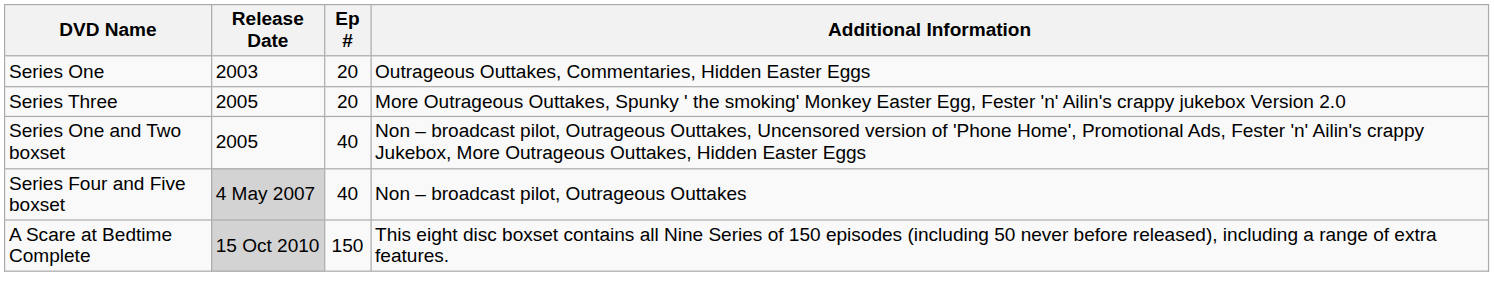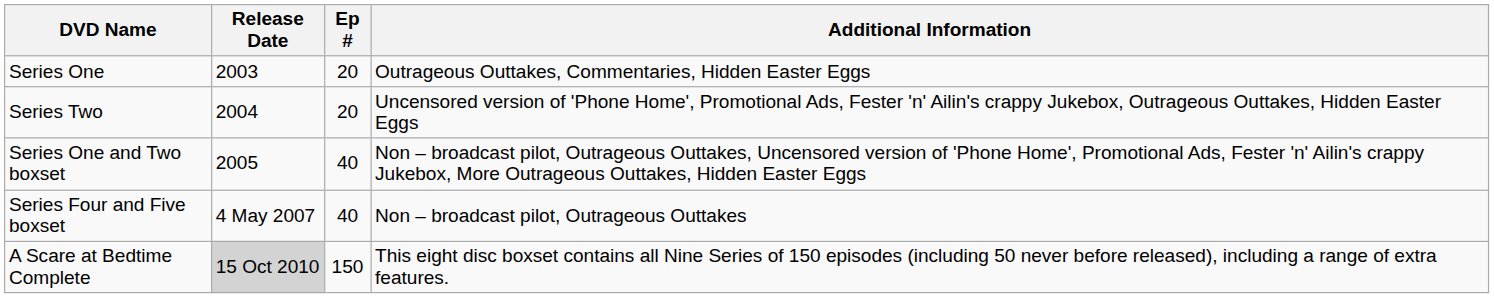+ row: (56, 112)
- row: (63, 101)
(265, 193) lightgrey background -> (265, 215) no background
